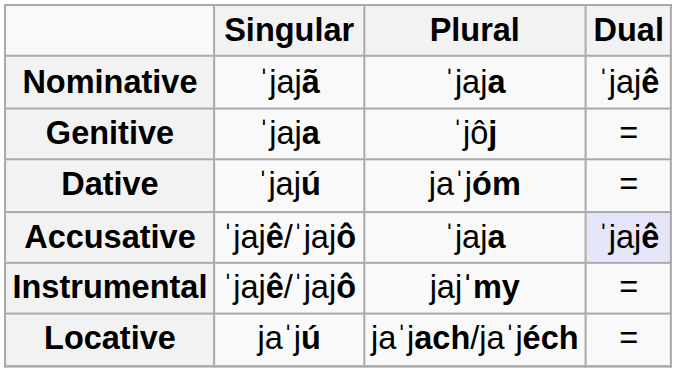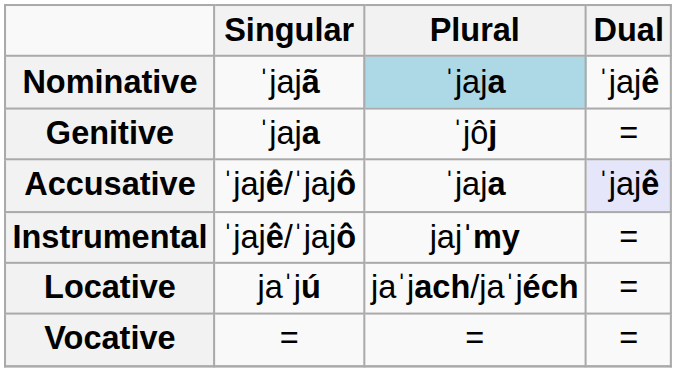(475, 81) no background -> (475, 81) lightblue background
- row: (110, 184)
+ row: (110, 339)
